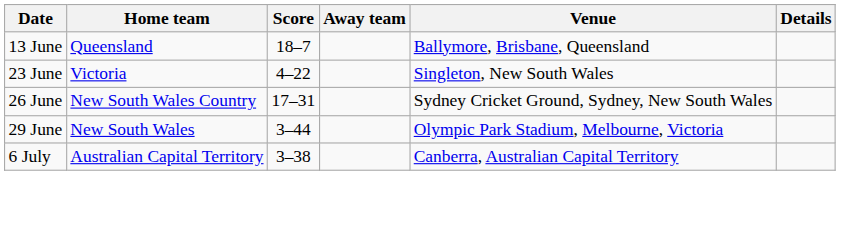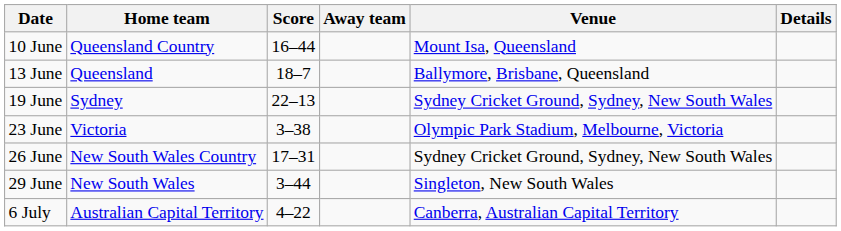+ row: (35, 45)
+ row: (35, 101)
(293, 73) 4–22 -> (293, 128) 3–38
(514, 73) Singleton, New South Wales -> (569, 128) Olympic Park Stadium, Melbourne, Victoria
(569, 128) Olympic Park Stadium, Melbourne, Victoria -> (514, 184) Singleton, New South Wales
(293, 156) 3–38 -> (293, 211) 4–22
